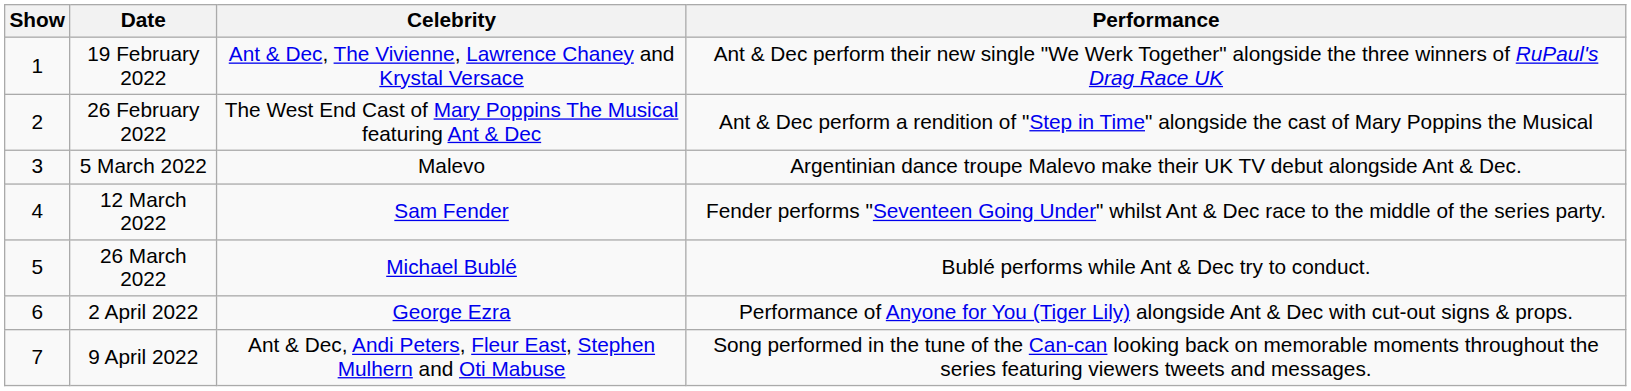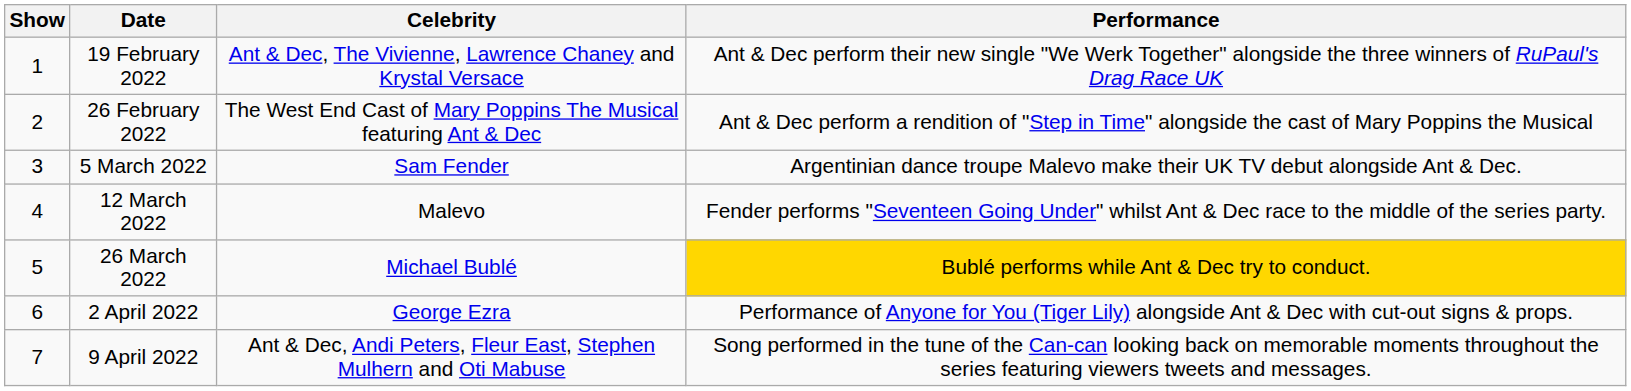(452, 166) Malevo -> (452, 166) Sam Fender
(452, 211) Sam Fender -> (452, 211) Malevo
(1156, 267) no background -> (1156, 267) gold background
